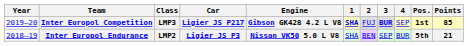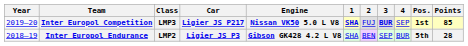(295, 23) Gibson GK428 4.2 L V8 -> (295, 23) Nissan VK50 5.0 L V8
(295, 35) Nissan VK50 5.0 L V8 -> (295, 35) Gibson GK428 4.2 L V8
(448, 35) 21 -> (448, 35) 28
